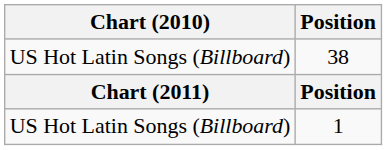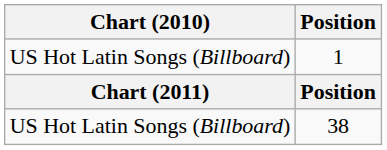rows swapped: (338, 56) <-> (338, 126)
